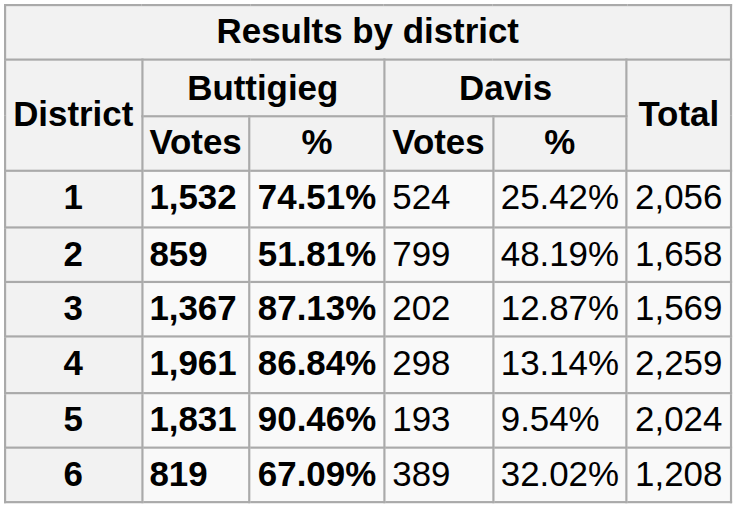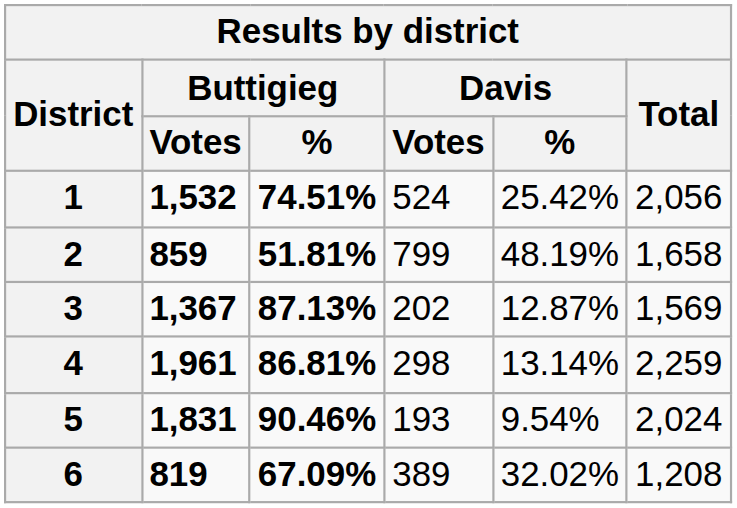(317, 364) 86.84% -> (317, 364) 86.81%
